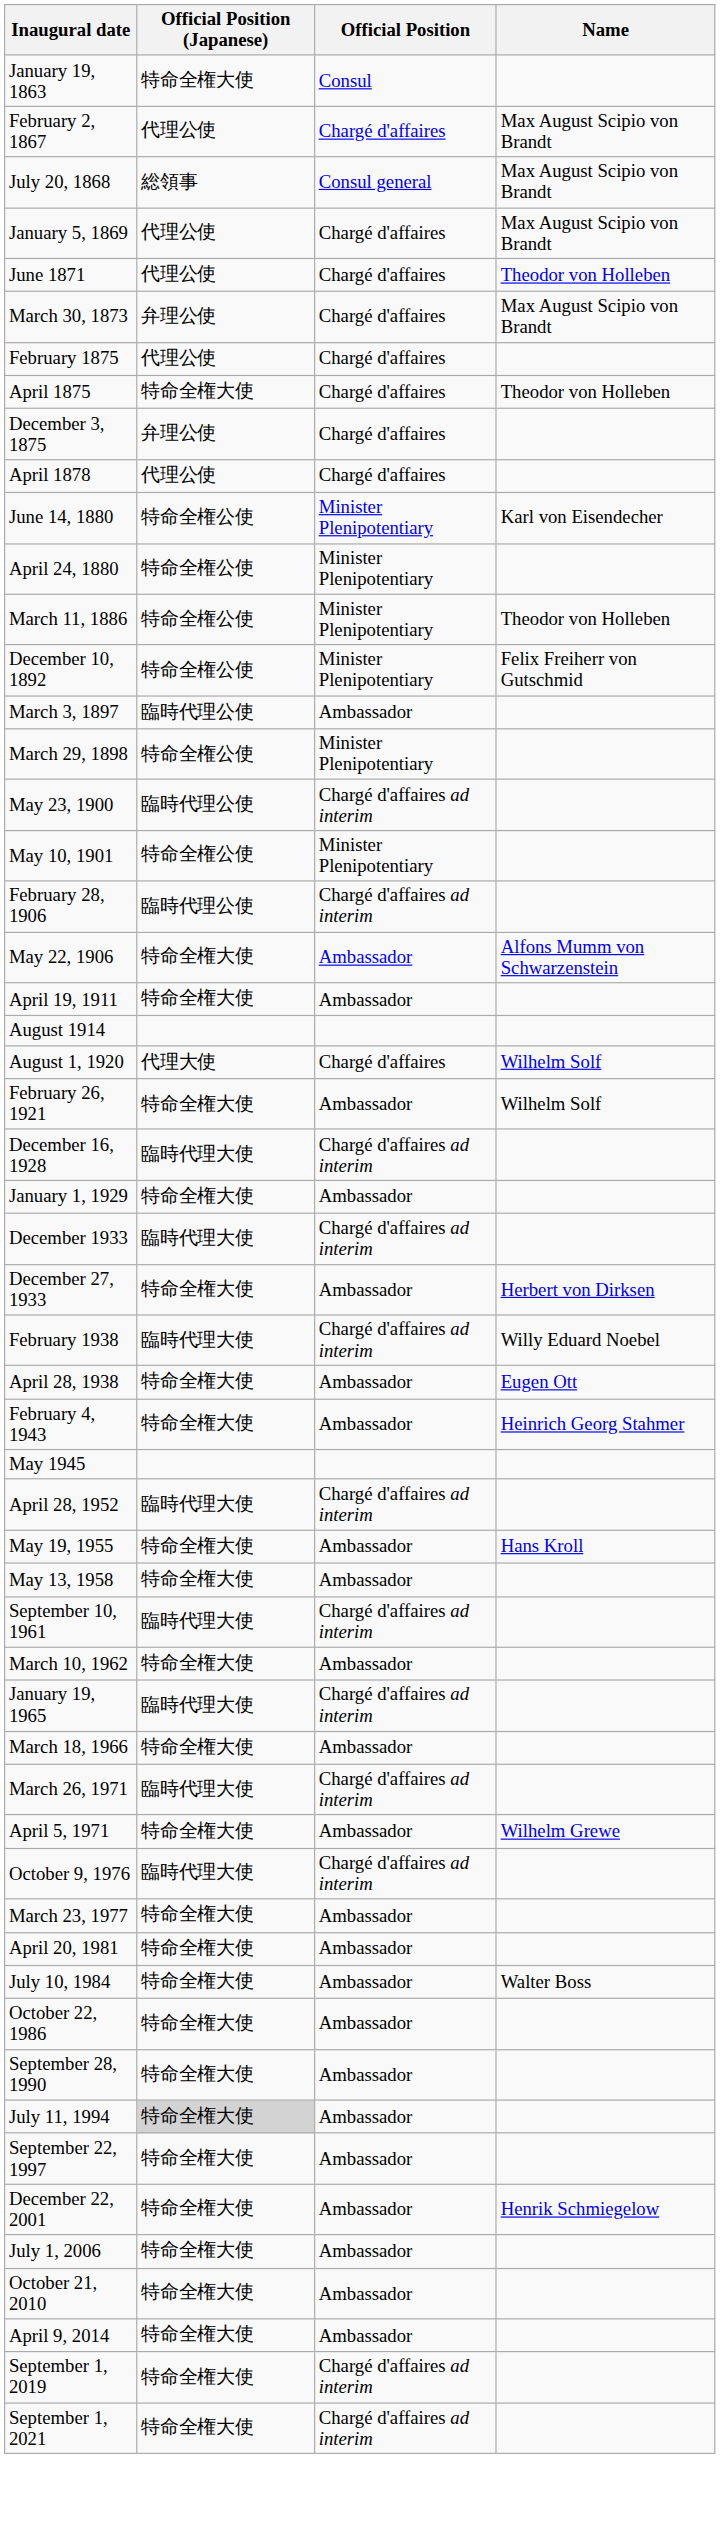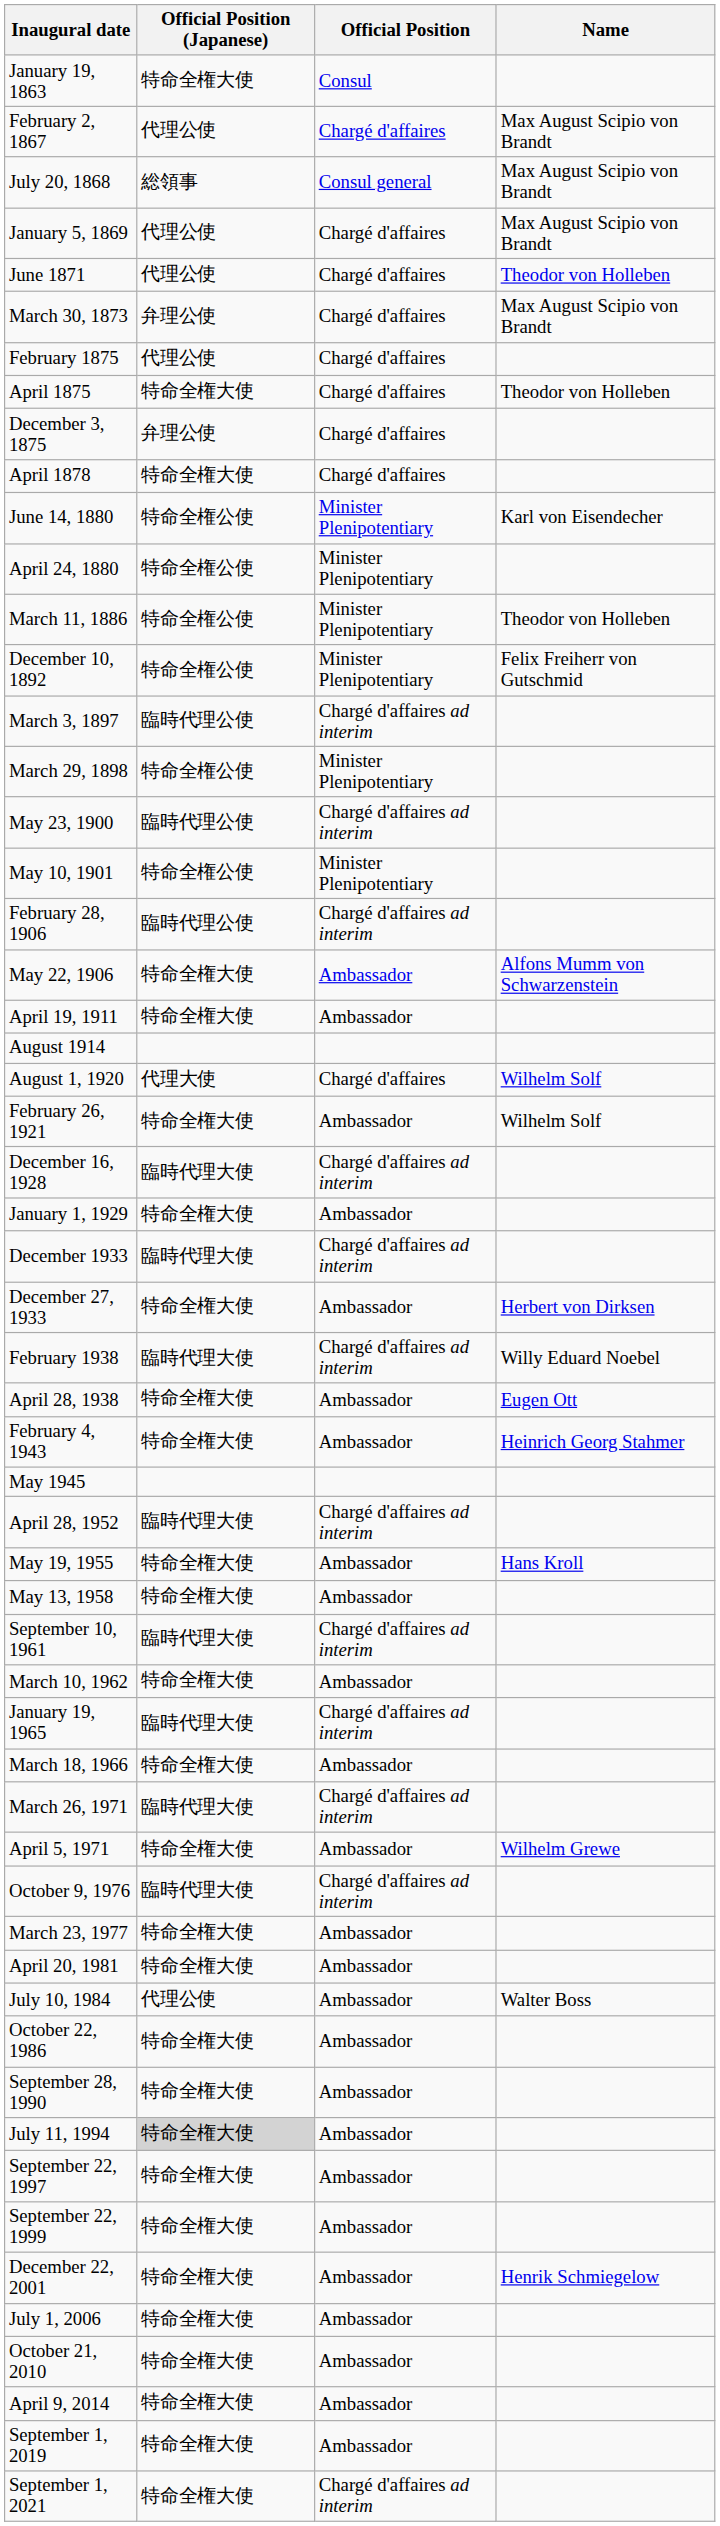(179, 475) 代理公使 -> (197, 475) 特命全権大使
(366, 712) Ambassador -> (394, 720) Chargé d'affaires ad interim
(197, 1981) 特命全権大使 -> (179, 1998) 代理公使
+ row: (63, 2226)
(394, 2377) Chargé d'affaires ad interim -> (366, 2445) Ambassador
